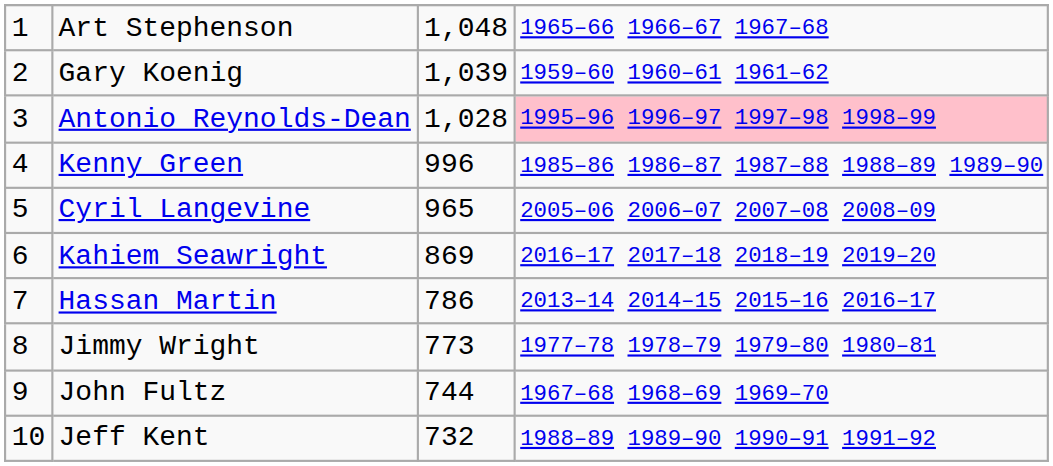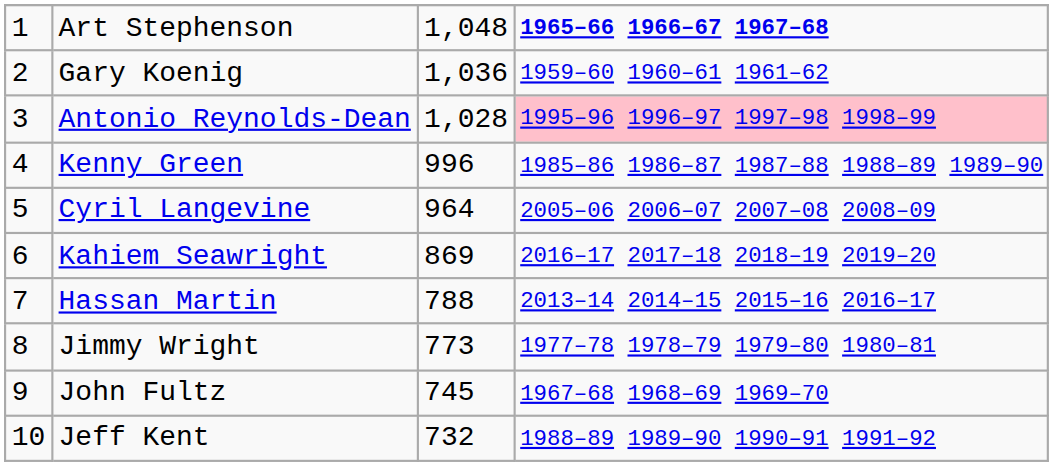(674, 28) normal -> (674, 28) bold
(466, 73) 1,039 -> (466, 73) 1,036
(449, 210) 965 -> (449, 210) 964
(449, 301) 786 -> (449, 301) 788
(449, 392) 744 -> (449, 392) 745
